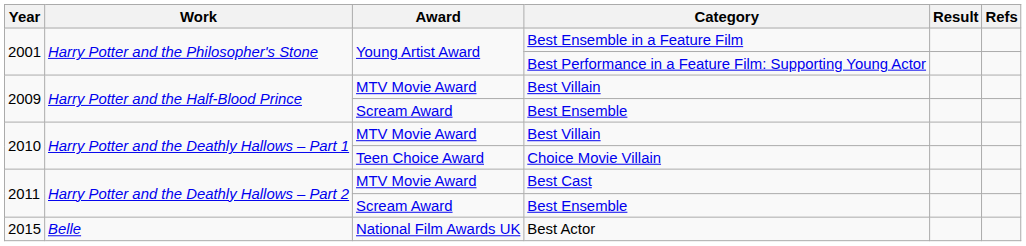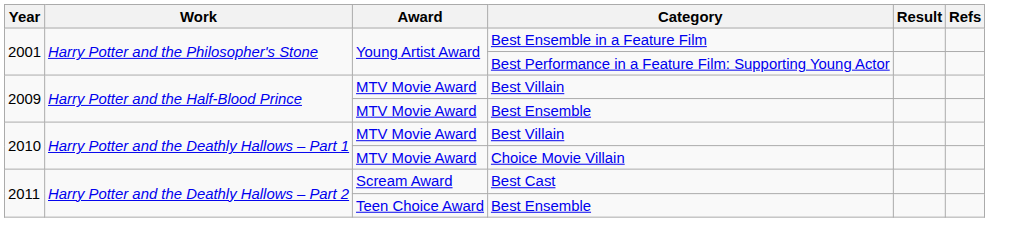(404, 111) Scream Award -> (416, 111) MTV Movie Award
(420, 158) Teen Choice Award -> (416, 158) MTV Movie Award
(416, 182) MTV Movie Award -> (404, 182) Scream Award
(404, 205) Scream Award -> (420, 205) Teen Choice Award
- row: (25, 229)
